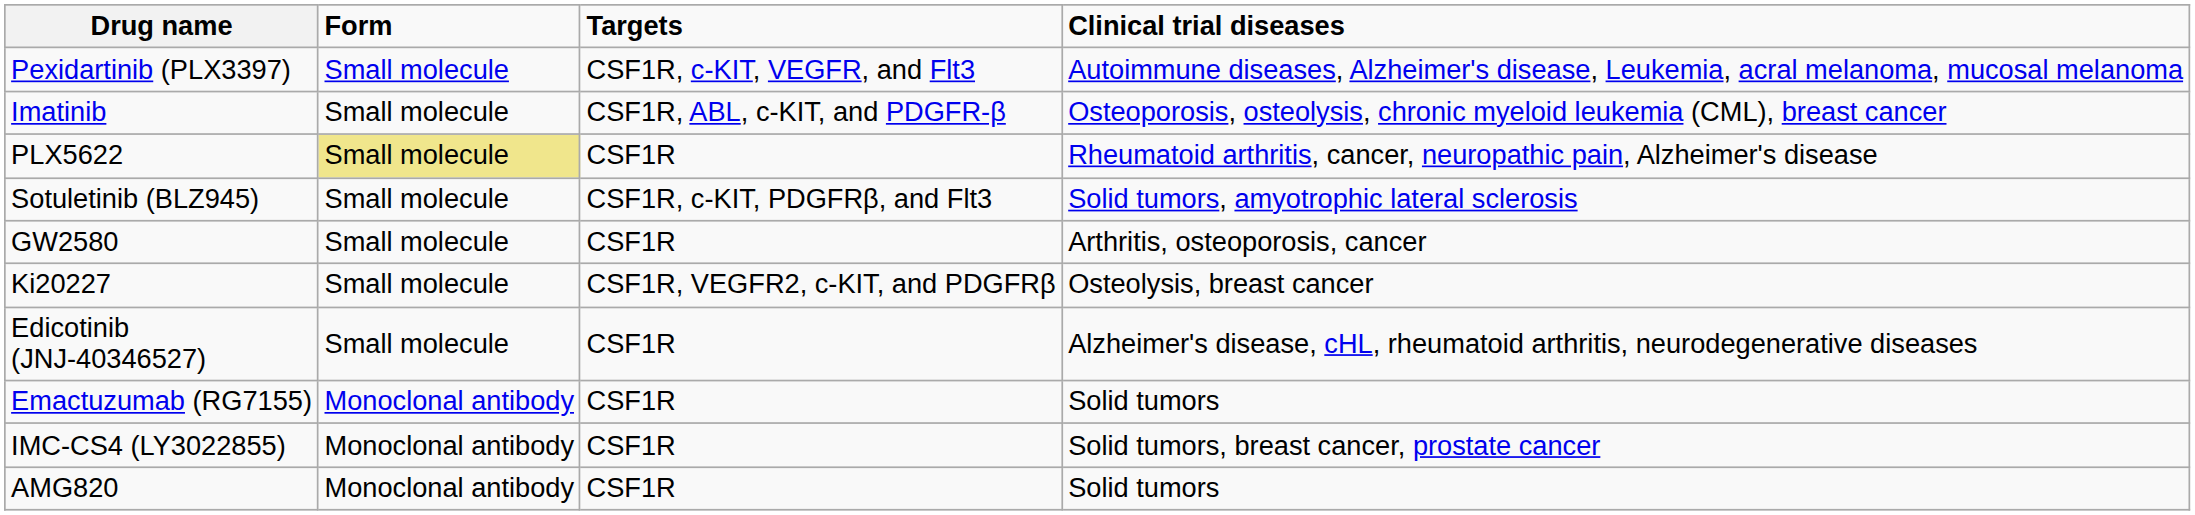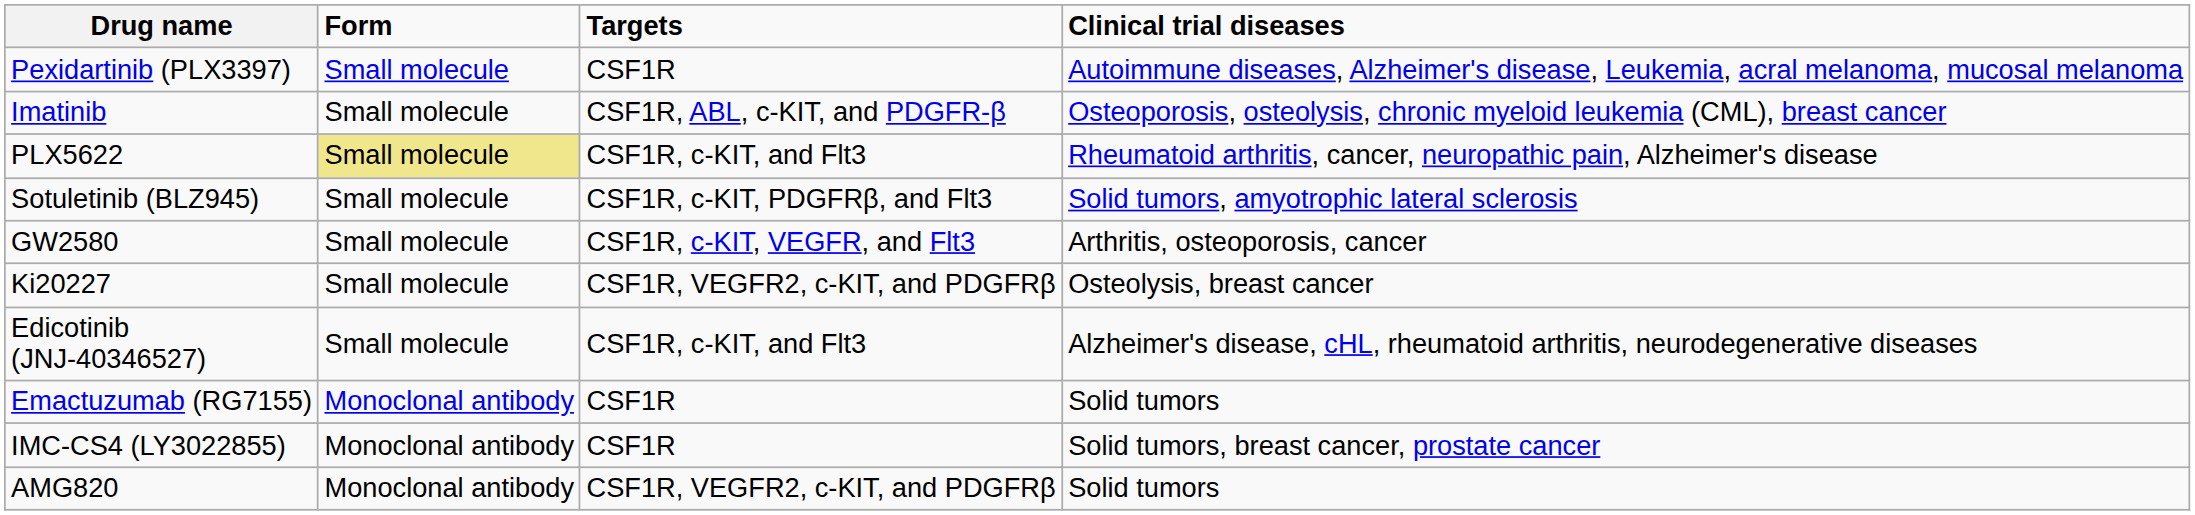(781, 69) CSF1R, c-KIT, VEGFR, and Flt3 -> (631, 69) CSF1R
(631, 155) CSF1R -> (726, 155) CSF1R, c-KIT, and Flt3
(631, 241) CSF1R -> (781, 241) CSF1R, c-KIT, VEGFR, and Flt3
(631, 343) CSF1R -> (726, 343) CSF1R, c-KIT, and Flt3
(631, 488) CSF1R -> (821, 488) CSF1R, VEGFR2, c-KIT, and PDGFRβ
